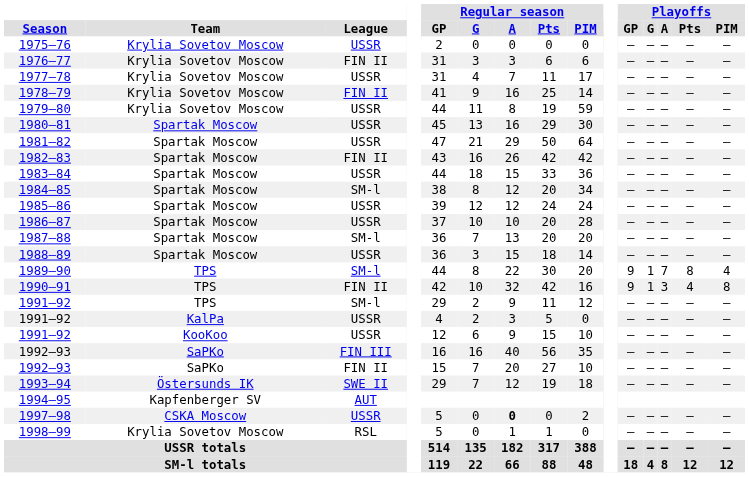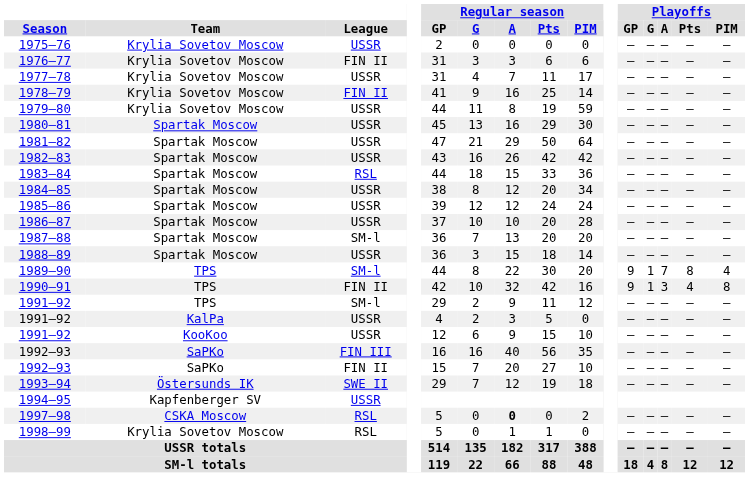(366, 157) FIN II -> (366, 157) USSR
(366, 174) USSR -> (366, 174) RSL
(366, 190) SM-l -> (366, 190) USSR
(366, 400) AUT -> (366, 400) USSR
(366, 416) USSR -> (366, 416) RSL
